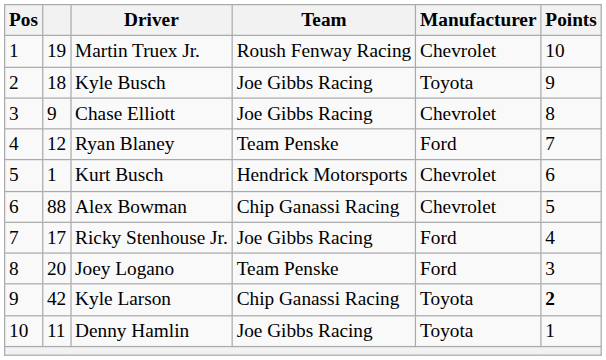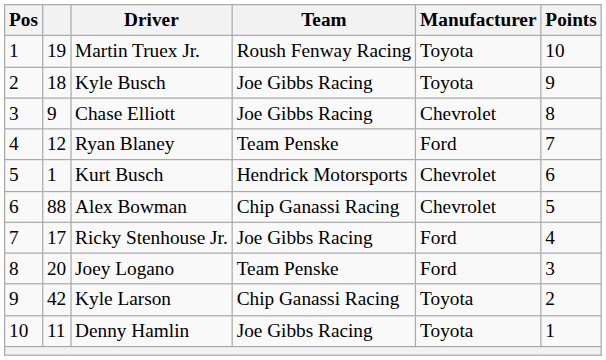(458, 50) Chevrolet -> (447, 50) Toyota
(550, 299) bold -> (550, 299) normal
